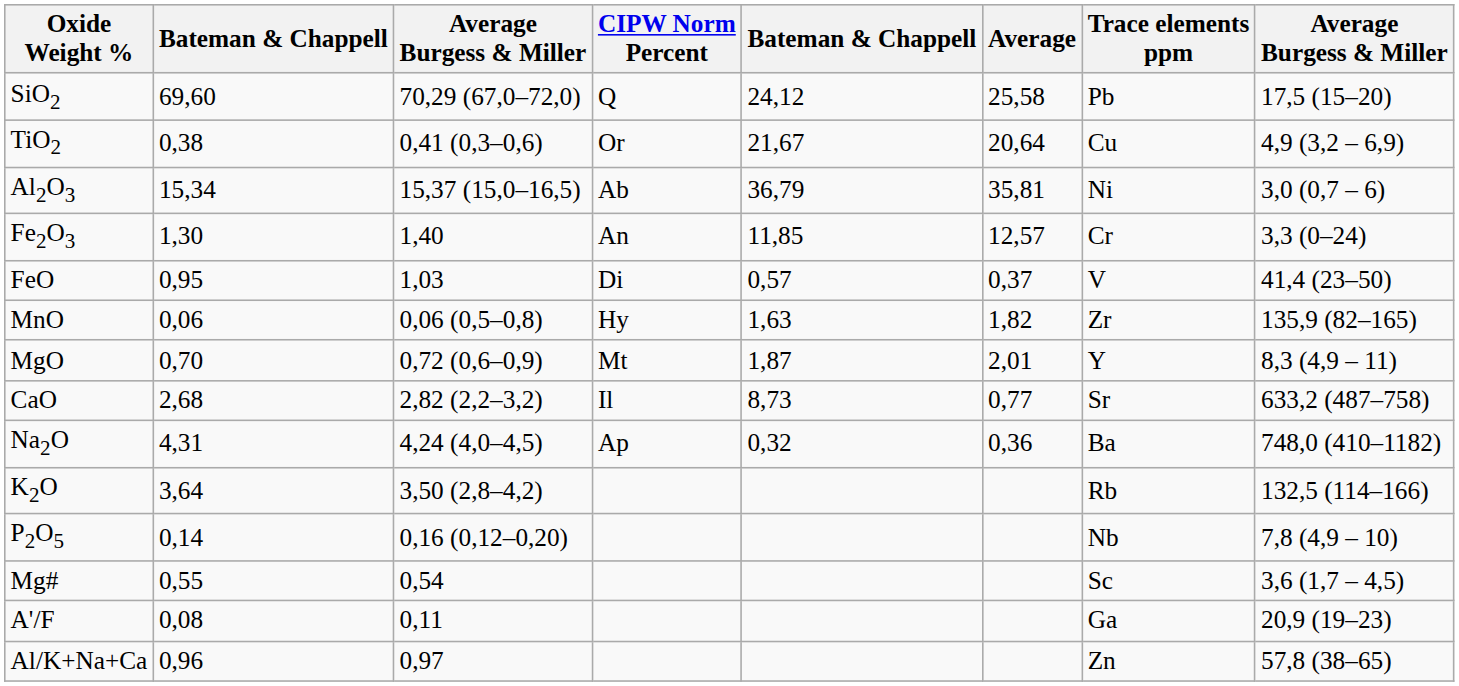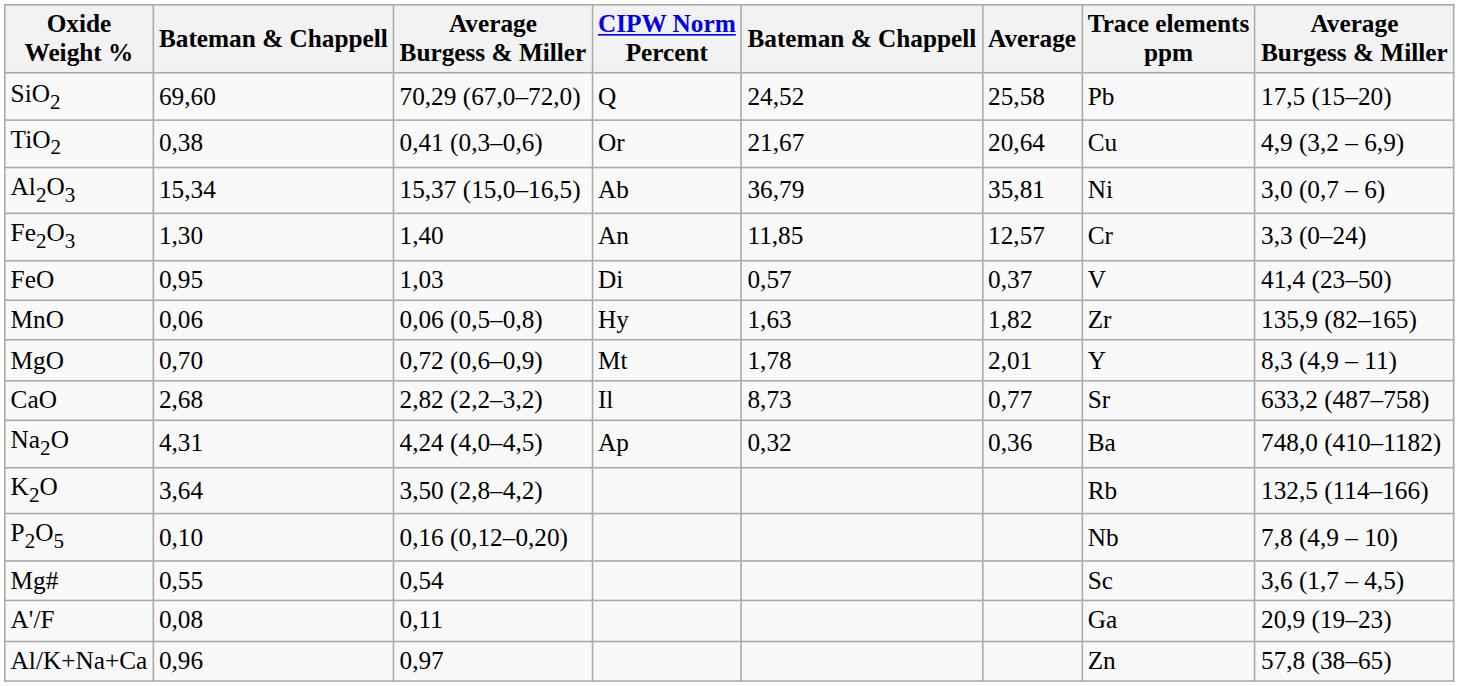(776, 96) 24,12 -> (776, 96) 24,52
(770, 360) 1,87 -> (770, 360) 1,78
(181, 537) 0,14 -> (181, 537) 0,10
